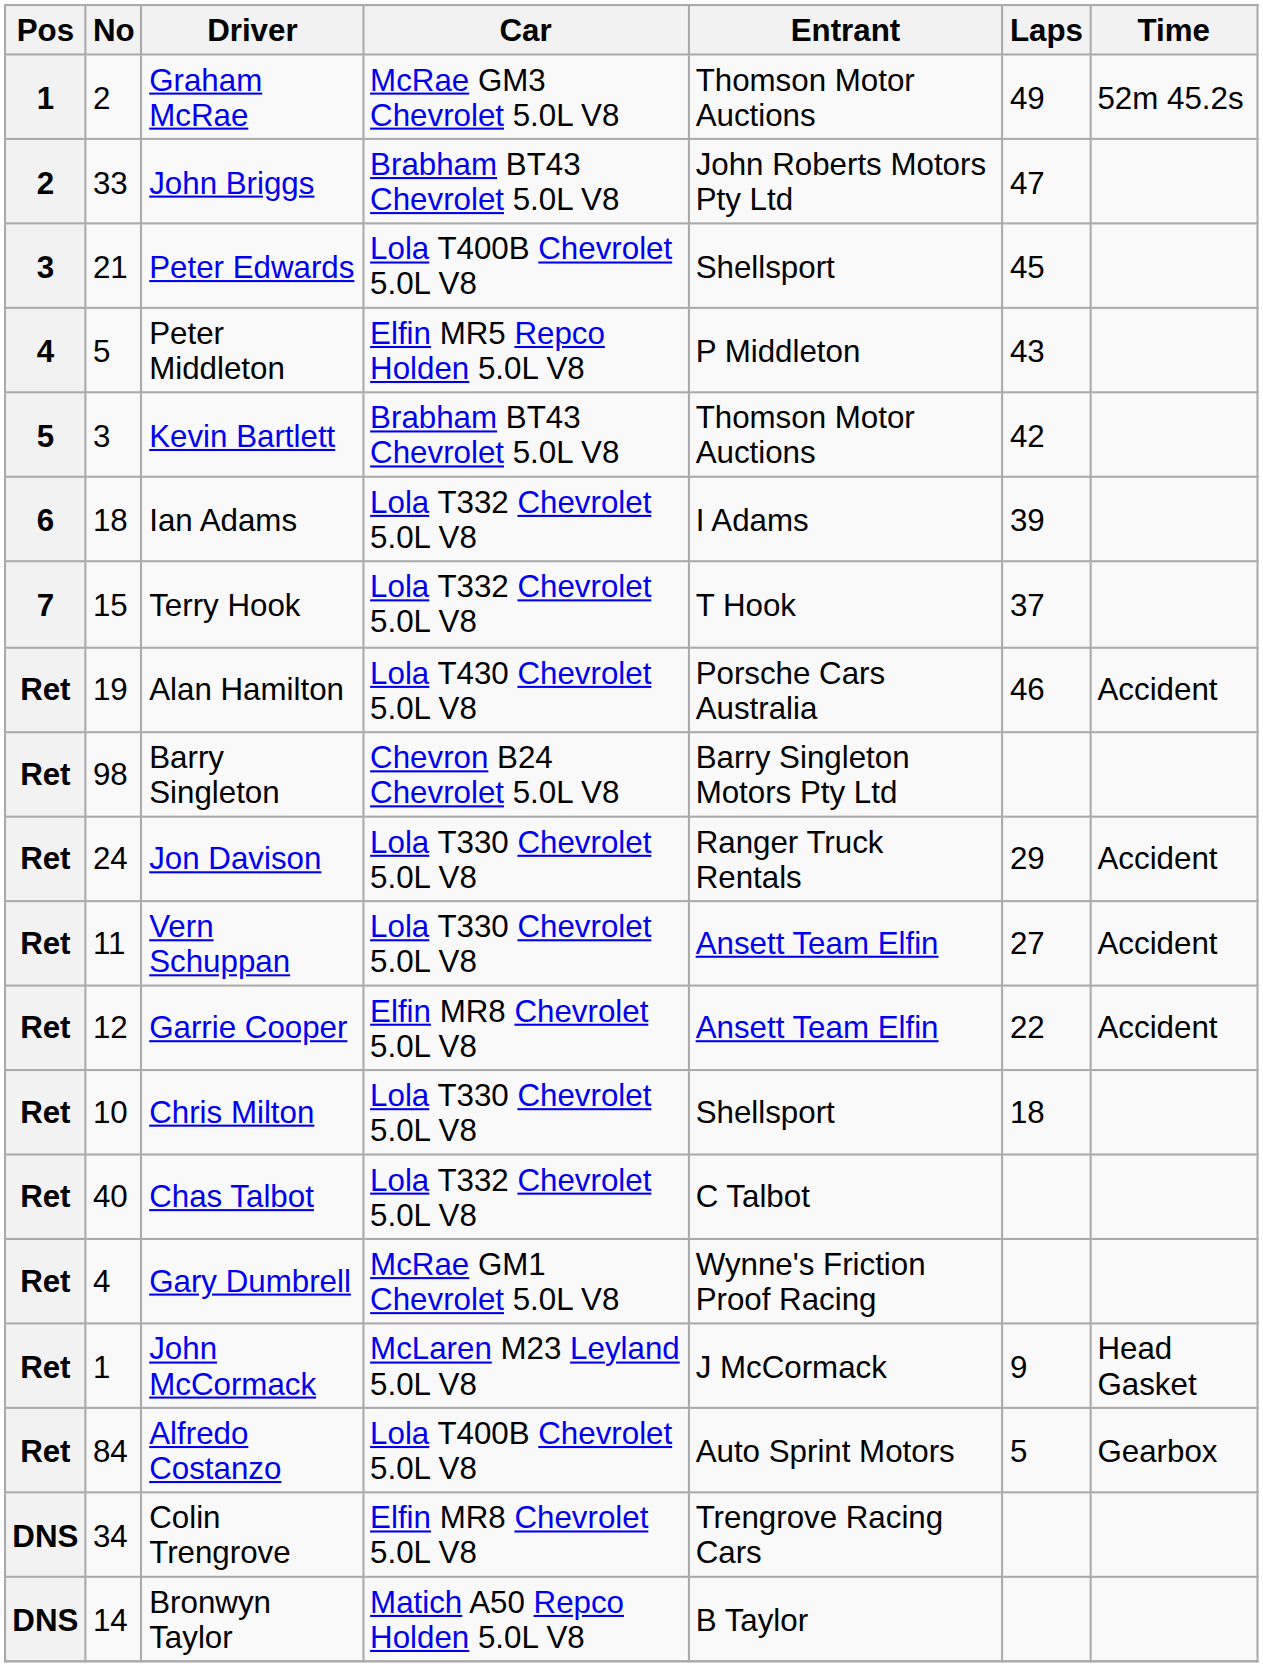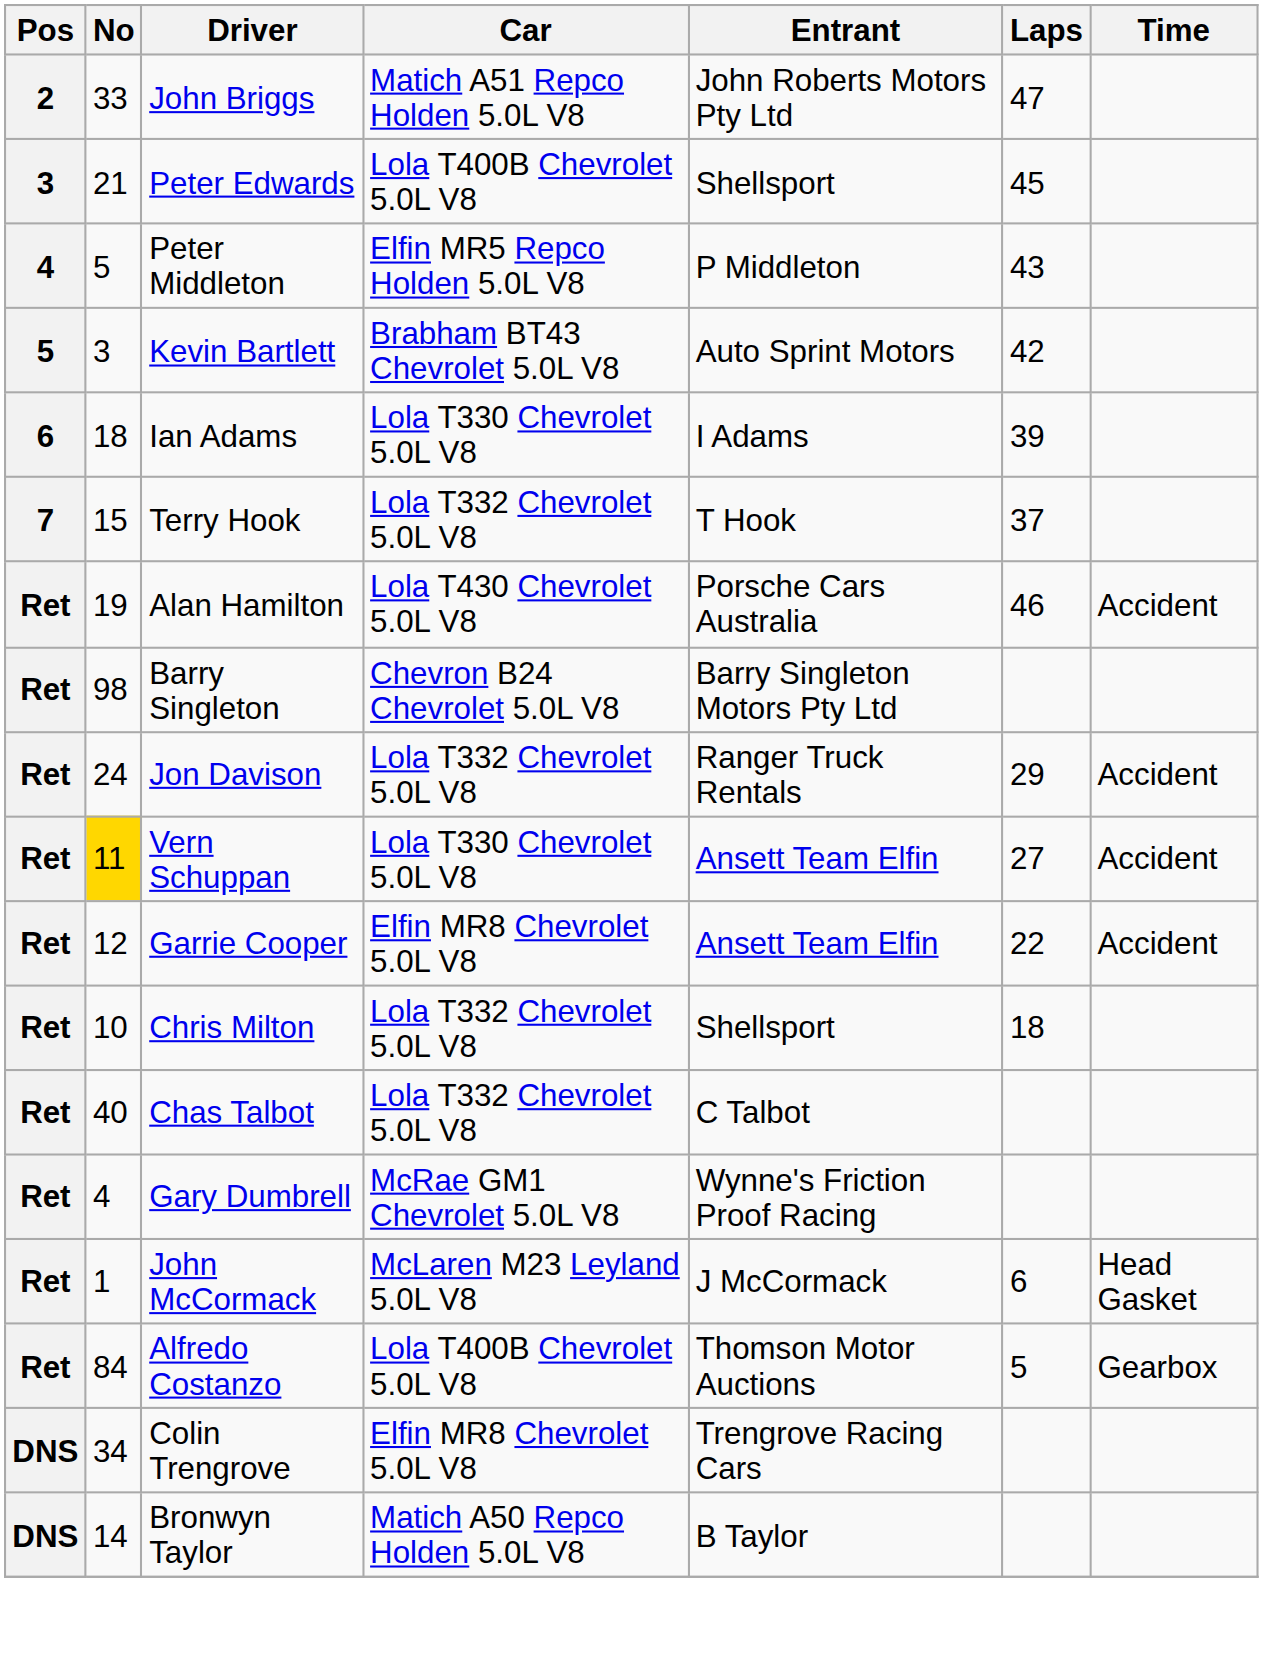- row: (206, 97)
(495, 182) Brabham BT43 Chevrolet 5.0L V8 -> (497, 97) Matich A51 Repco Holden 5.0L V8
(805, 435) Thomson Motor Auctions -> (825, 351) Auto Sprint Motors
(511, 520) Lola T332 Chevrolet 5.0L V8 -> (511, 435) Lola T330 Chevrolet 5.0L V8
(511, 858) Lola T330 Chevrolet 5.0L V8 -> (511, 774) Lola T332 Chevrolet 5.0L V8
(109, 943) no background -> (109, 858) gold background
(511, 1112) Lola T330 Chevrolet 5.0L V8 -> (511, 1028) Lola T332 Chevrolet 5.0L V8
(1019, 1366) 9 -> (1019, 1281) 6
(825, 1451) Auto Sprint Motors -> (805, 1366) Thomson Motor Auctions
